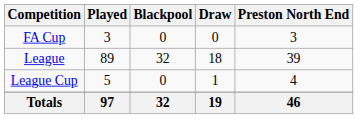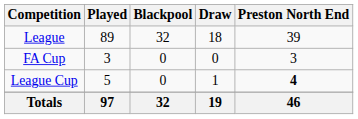rows swapped: (44, 59) <-> (44, 37)
(294, 80) normal -> (294, 80) bold
